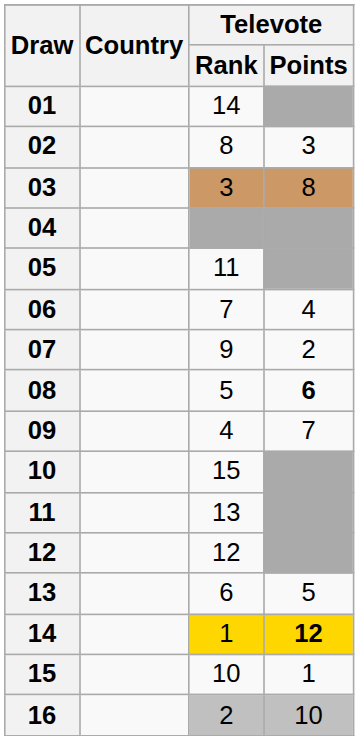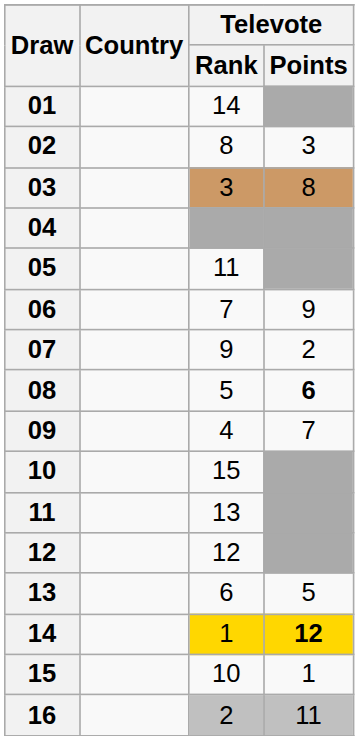(309, 308) 4 -> (309, 308) 9
(309, 715) 10 -> (309, 715) 11
